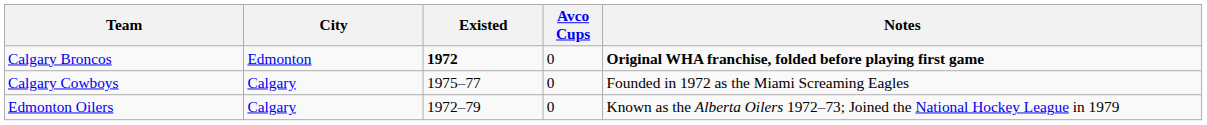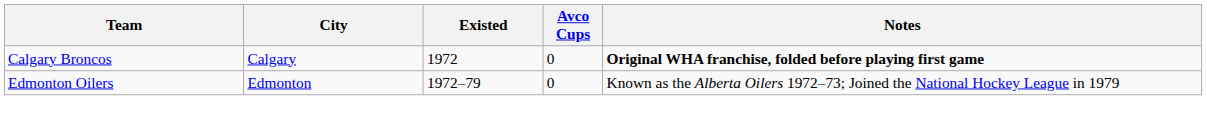(279, 58) Edmonton -> (272, 58) Calgary
(442, 58) bold -> (442, 58) normal
- row: (63, 82)
(272, 107) Calgary -> (279, 82) Edmonton
